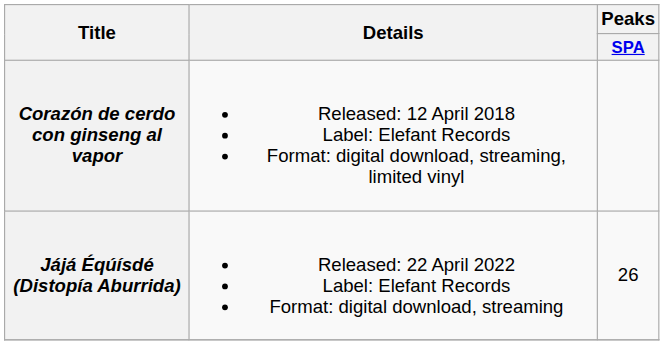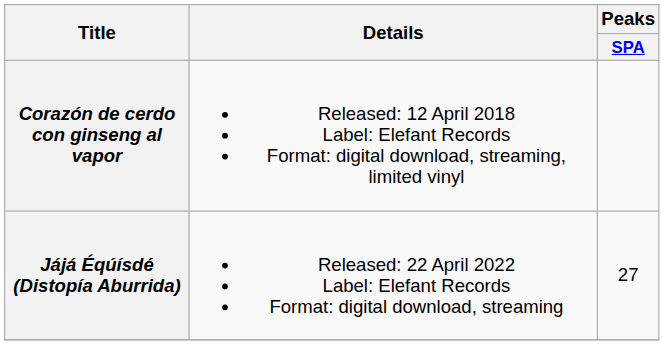(628, 274) 26 -> (628, 274) 27
